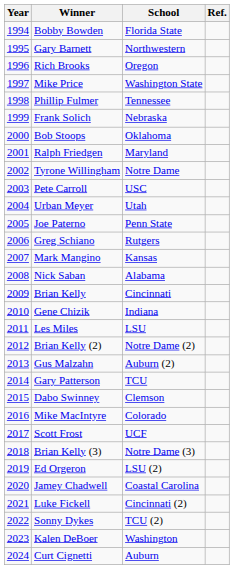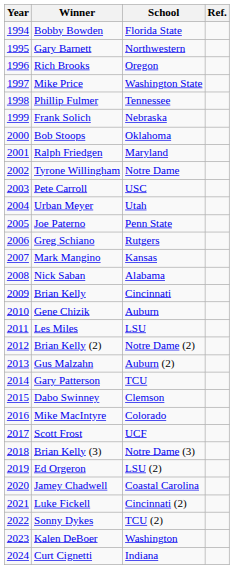(142, 310) Indiana -> (142, 310) Auburn
(142, 556) Auburn -> (142, 556) Indiana
